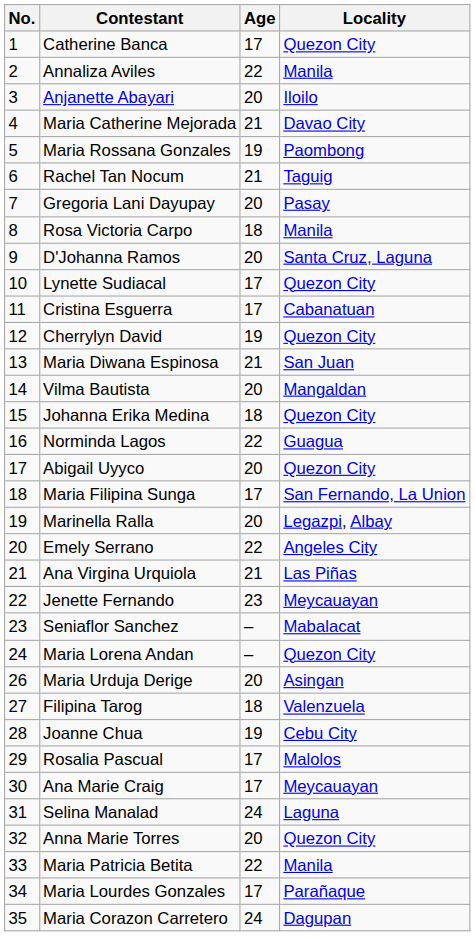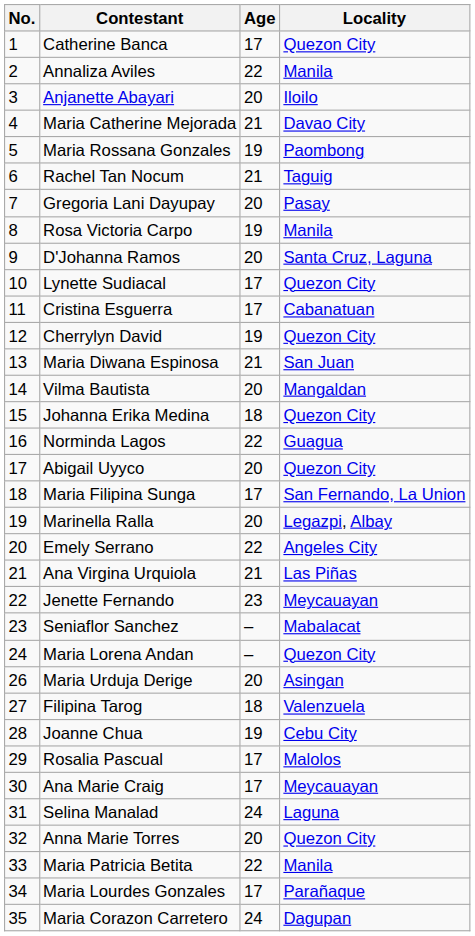(253, 230) 18 -> (253, 230) 19
